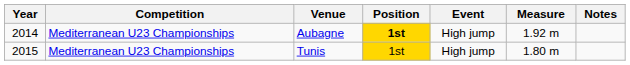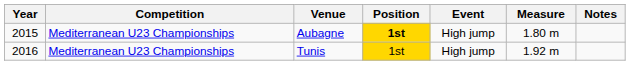(25, 33) 2014 -> (25, 33) 2015
(541, 33) 1.92 m -> (541, 33) 1.80 m
(25, 51) 2015 -> (25, 51) 2016
(541, 51) 1.80 m -> (541, 51) 1.92 m
